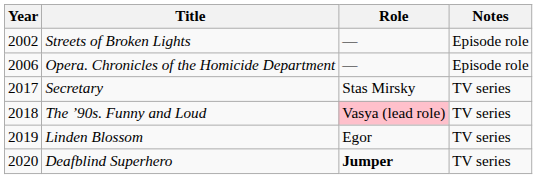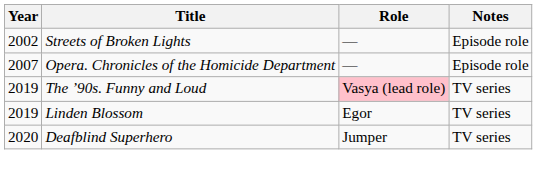(23, 64) 2006 -> (23, 64) 2007
- row: (74, 88)
(23, 112) 2018 -> (23, 88) 2019
(368, 161) bold -> (365, 137) normal
